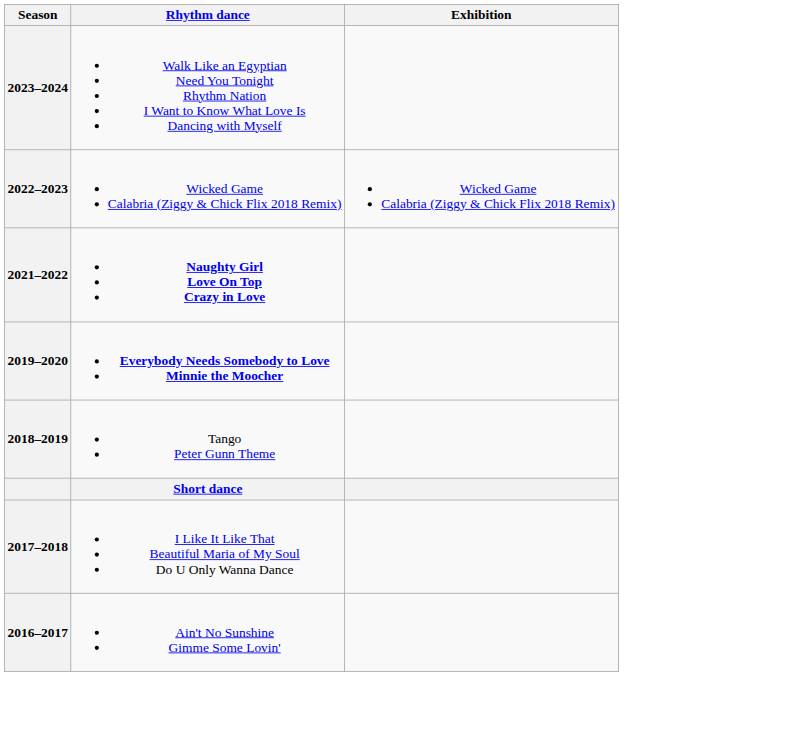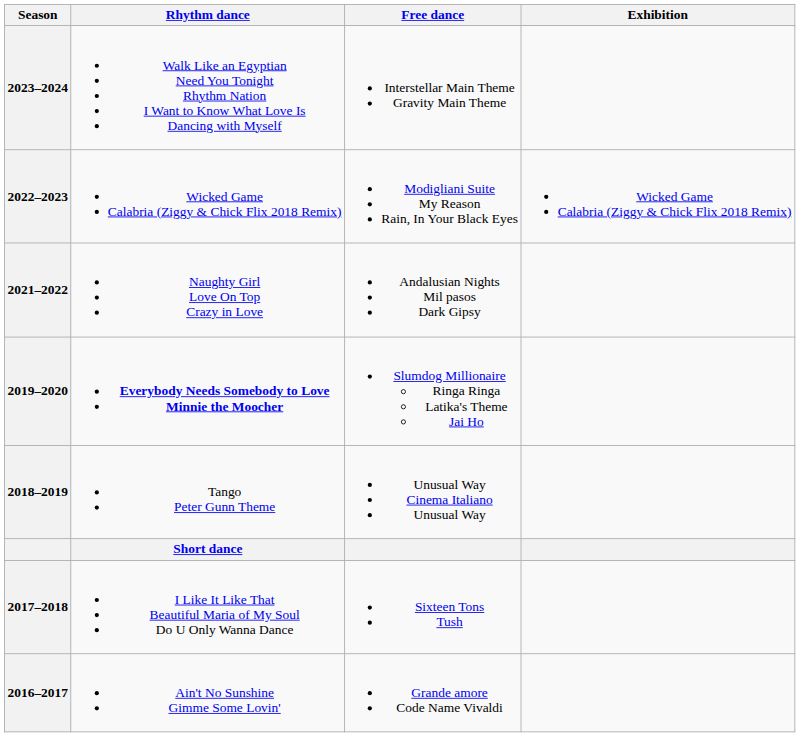+ column: (433, 15)
(208, 282) bold -> (208, 297) normal
